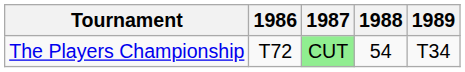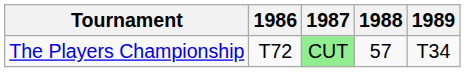(381, 51) 54 -> (381, 51) 57
